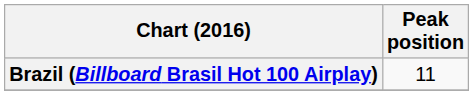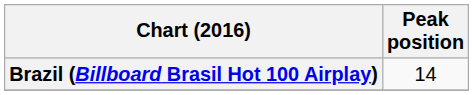(426, 74) 11 -> (426, 74) 14
